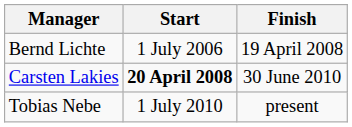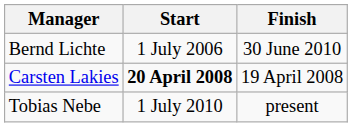(292, 48) 19 April 2008 -> (292, 48) 30 June 2010
(292, 77) 30 June 2010 -> (292, 77) 19 April 2008
